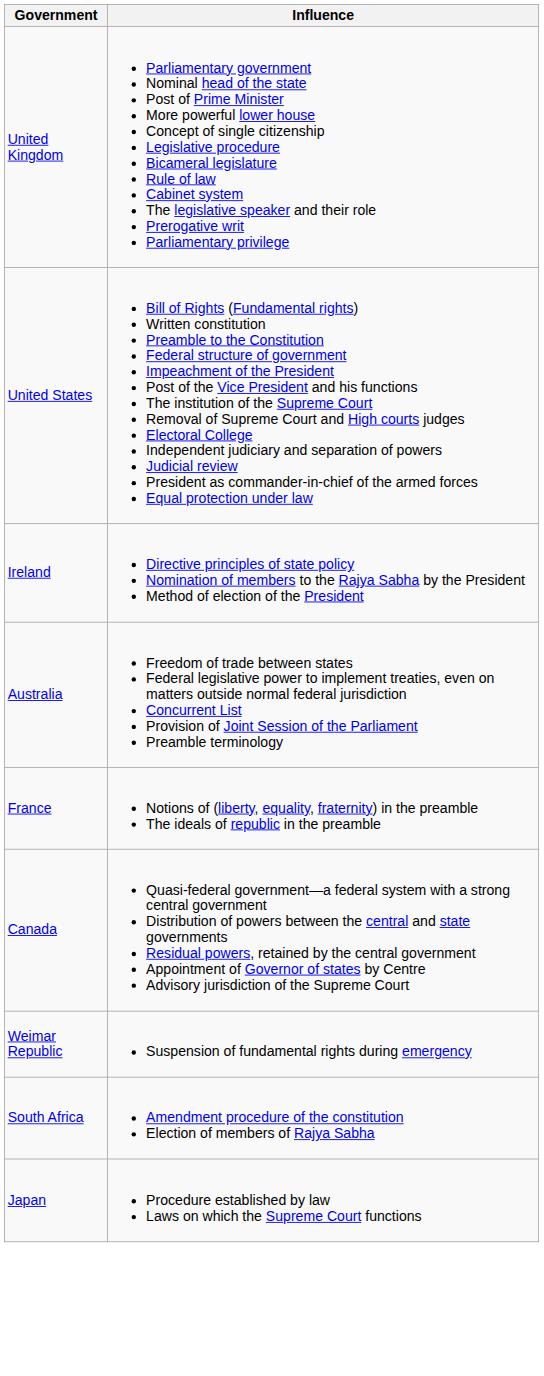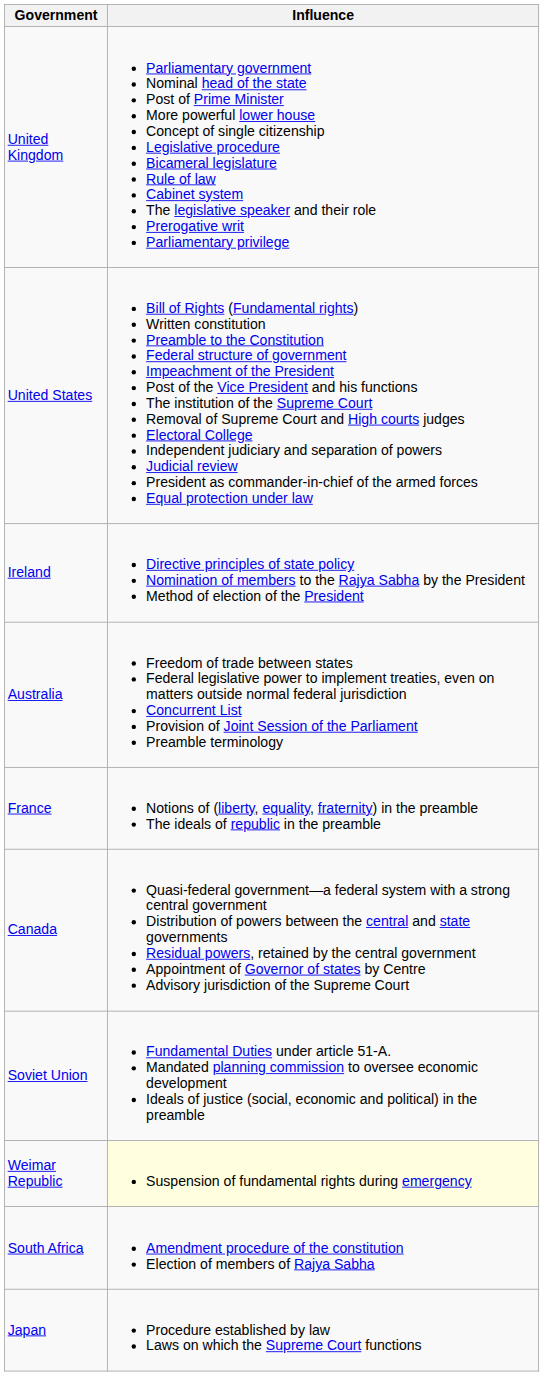+ row: (48, 1075)
(323, 1052) no background -> (323, 1182) lightyellow background
